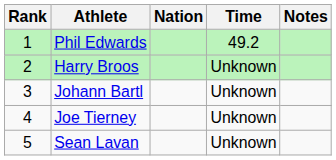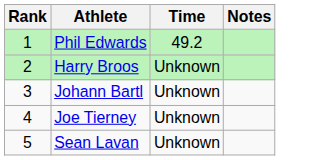- column: (179, 17)
